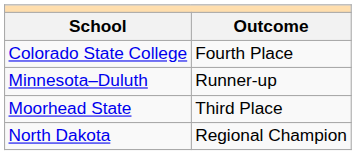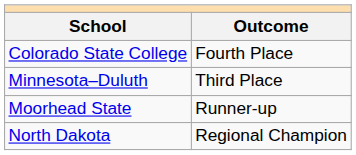(236, 81) Runner-up -> (239, 81) Third Place
(239, 108) Third Place -> (236, 108) Runner-up
